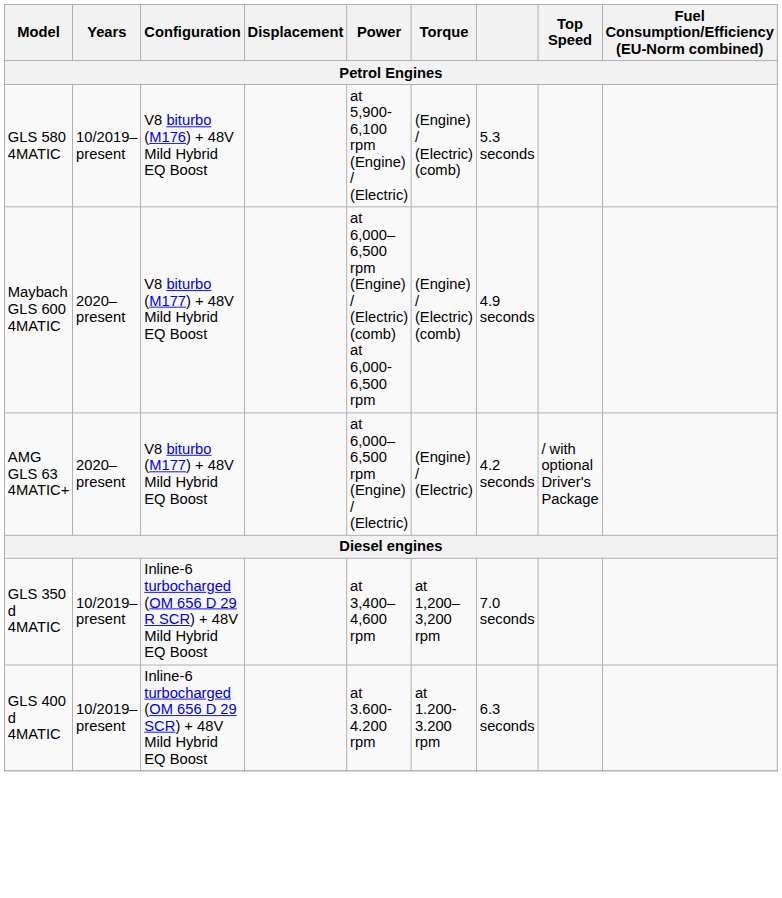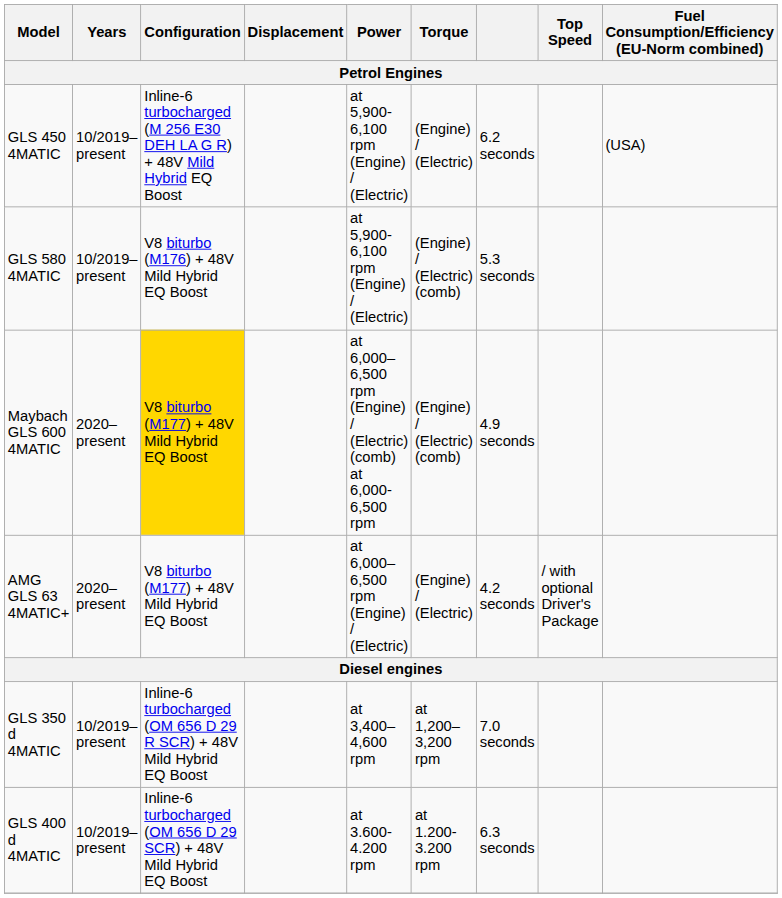+ row: (37, 145)
(189, 309) no background -> (189, 432) gold background
